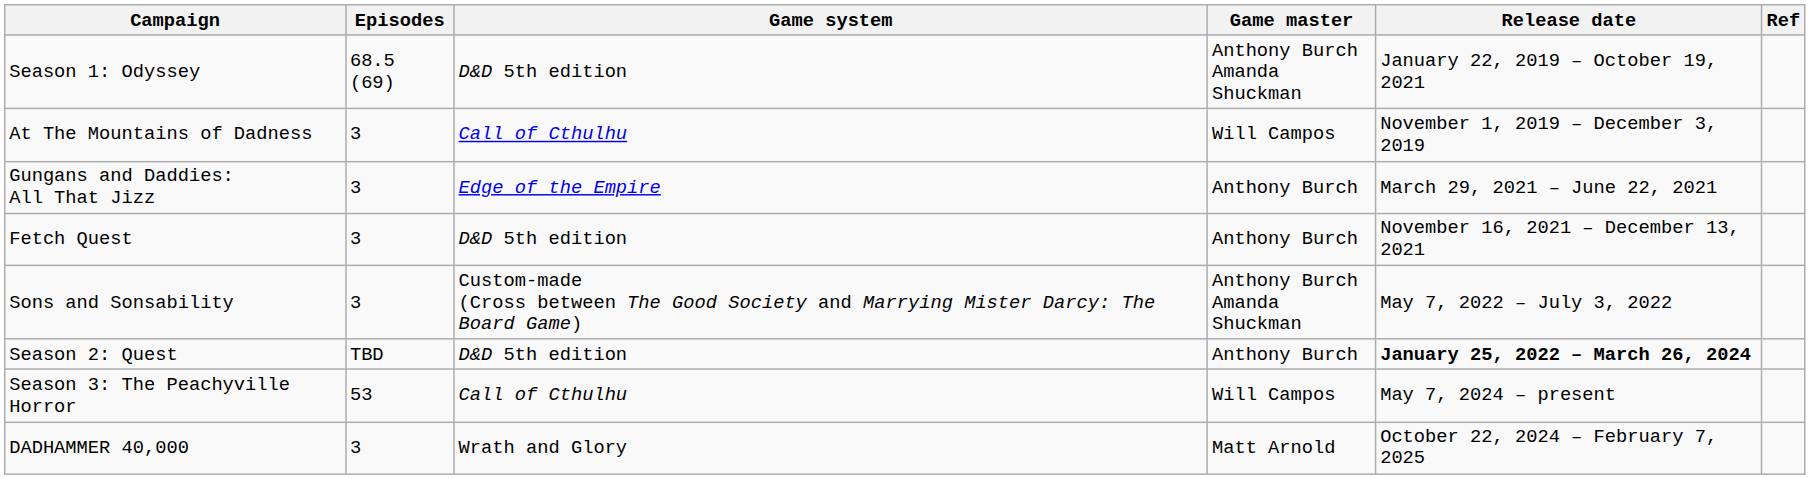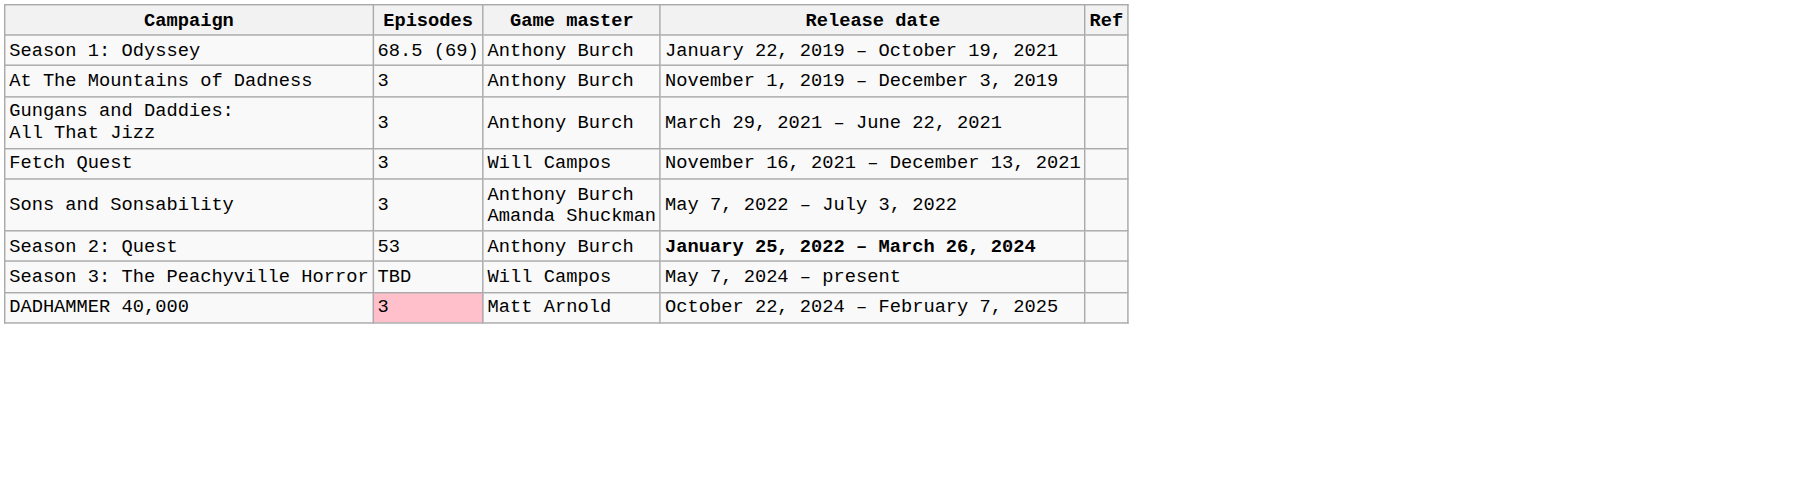- column: (831, 20)
(1285, 72) Anthony Burch Amanda Shuckman -> (561, 50) Anthony Burch
(1274, 135) Will Campos -> (561, 81) Anthony Burch
(1285, 239) Anthony Burch -> (549, 164) Will Campos
(367, 354) TBD -> (389, 246) 53
(361, 396) 53 -> (394, 277) TBD
(356, 448) no background -> (383, 307) pink background
